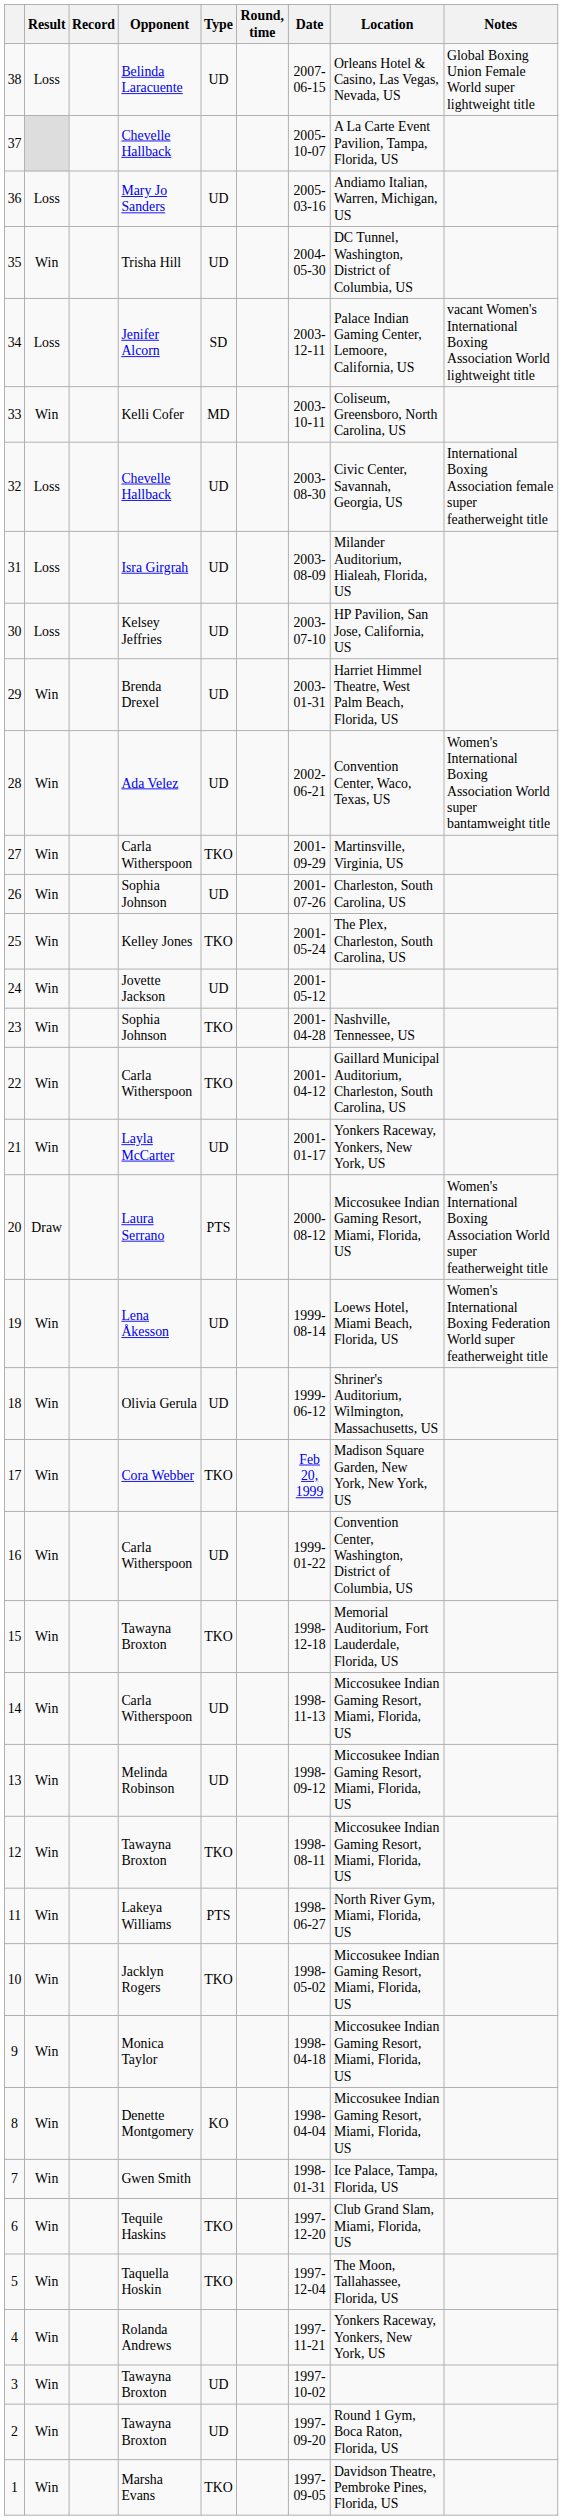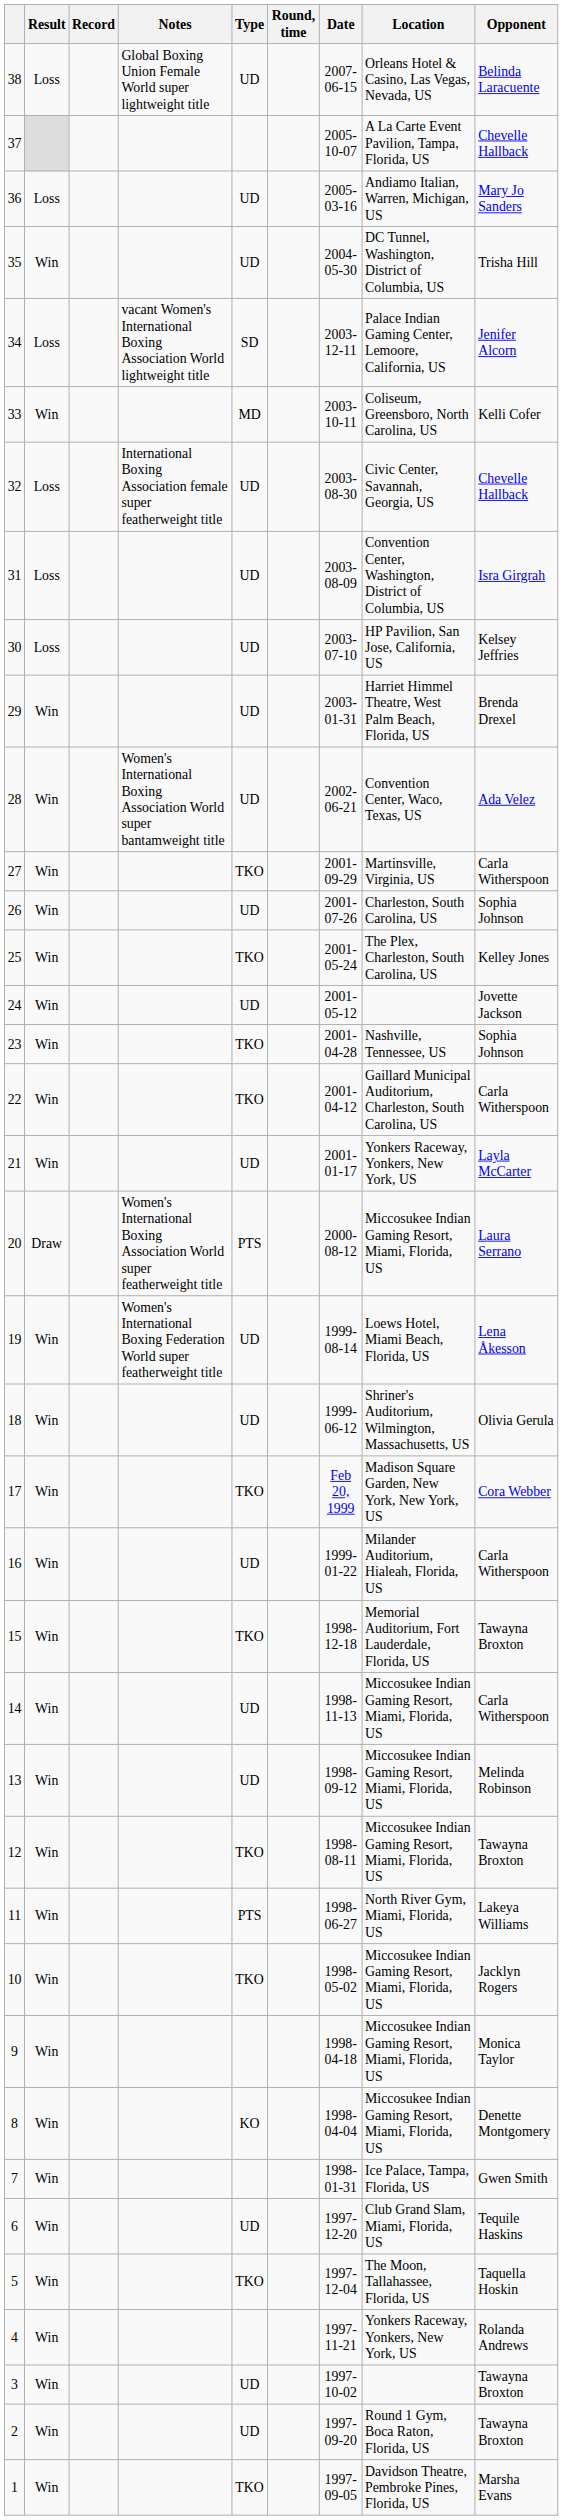columns swapped: (159, 24) <-> (501, 24)
(381, 567) Milander Auditorium, Hialeah, Florida, US -> (405, 575) Convention Center, Washington, District of Columbia, US
(373, 1556) Convention Center, Washington, District of Columbia, US -> (412, 1564) Milander Auditorium, Hialeah, Florida, US
(218, 2226) TKO -> (250, 2226) UD
